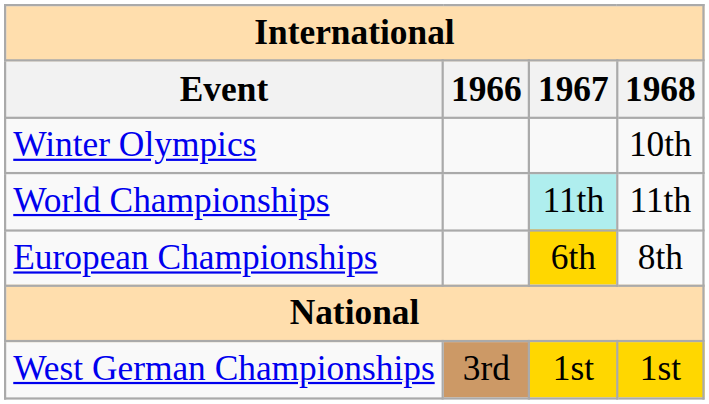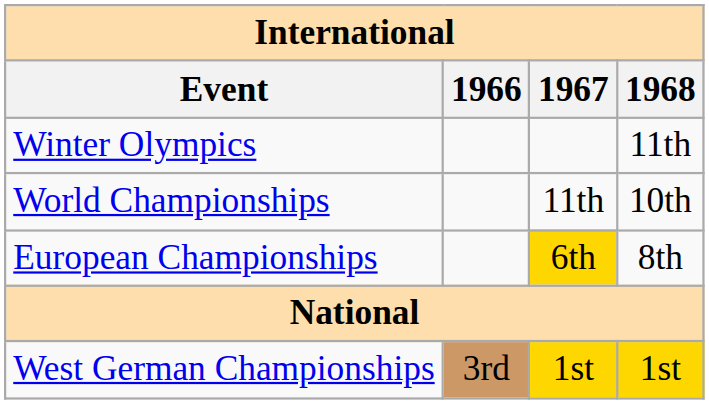(660, 144) 10th -> (660, 144) 11th
(573, 200) paleturquoise background -> (573, 200) no background
(660, 200) 11th -> (660, 200) 10th
